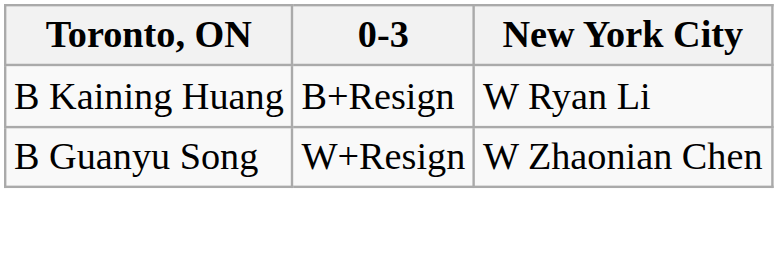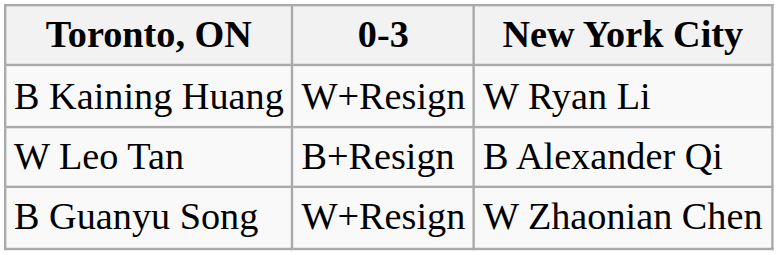(378, 95) B+Resign -> (383, 95) W+Resign
+ row: (99, 156)
